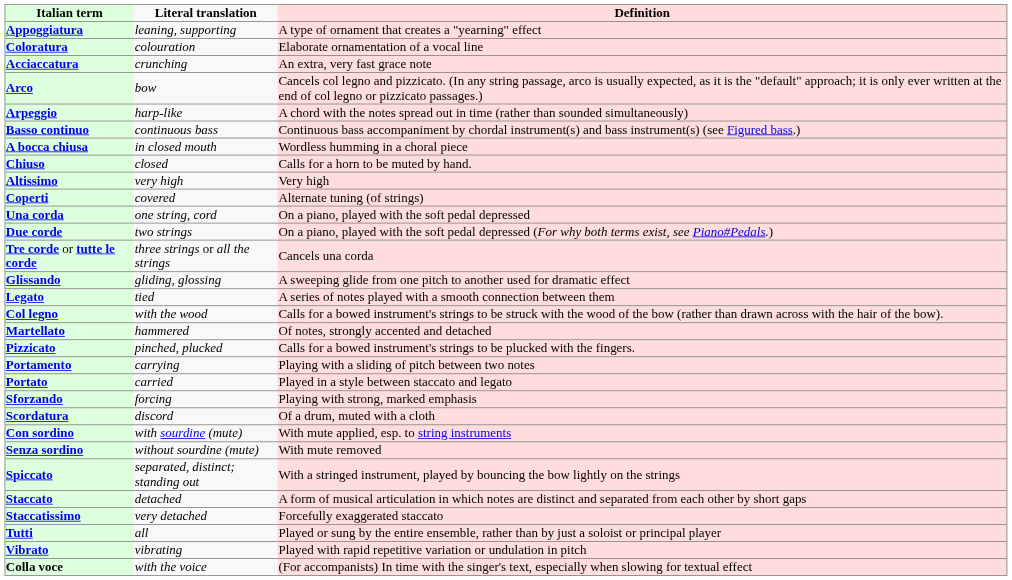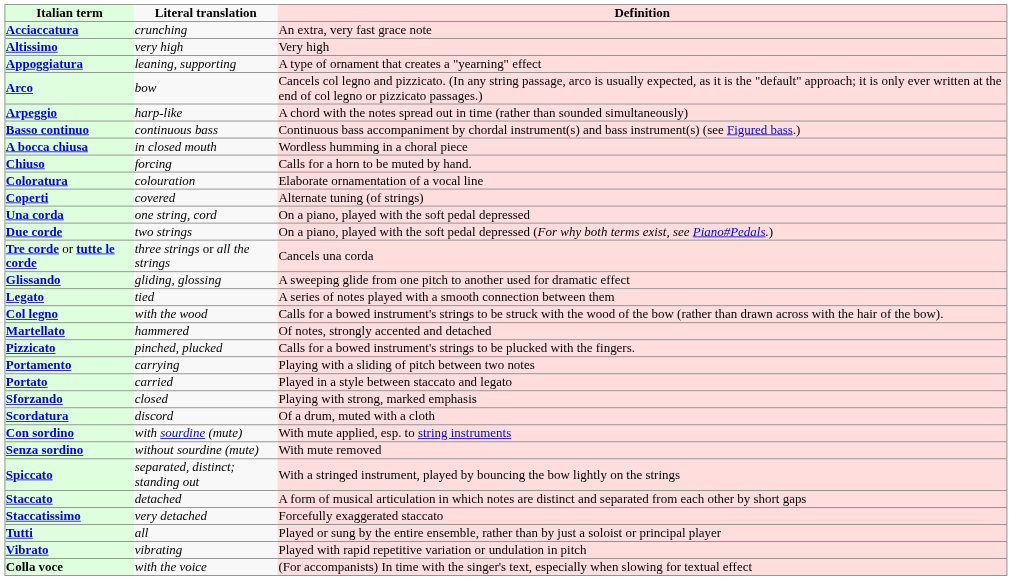rows swapped: (42, 64) <-> (44, 30)
rows swapped: (32, 180) <-> (37, 47)
(151, 163) closed -> (153, 163) forcing
(153, 399) forcing -> (151, 399) closed
